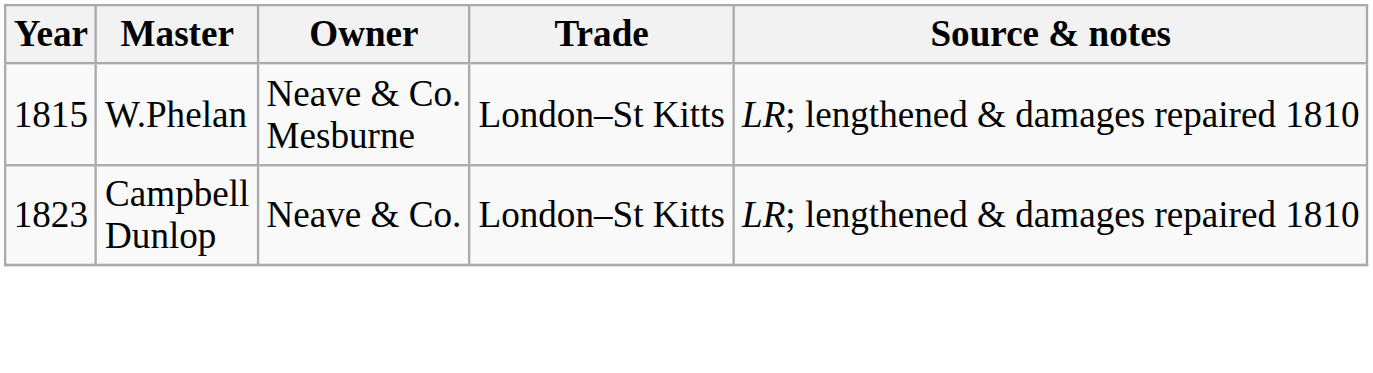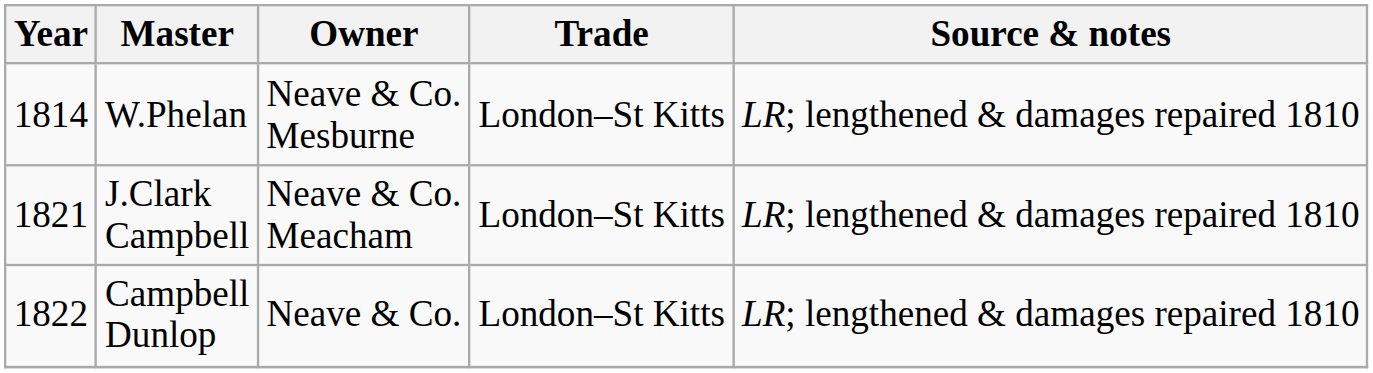(51, 113) 1815 -> (51, 113) 1814
+ row: (177, 214)
(51, 214) 1823 -> (51, 314) 1822
